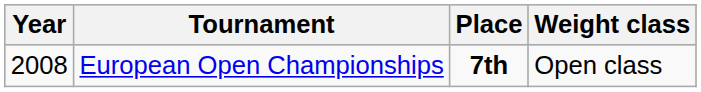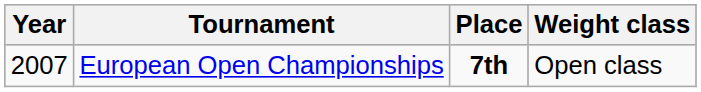(39, 65) 2008 -> (39, 65) 2007
